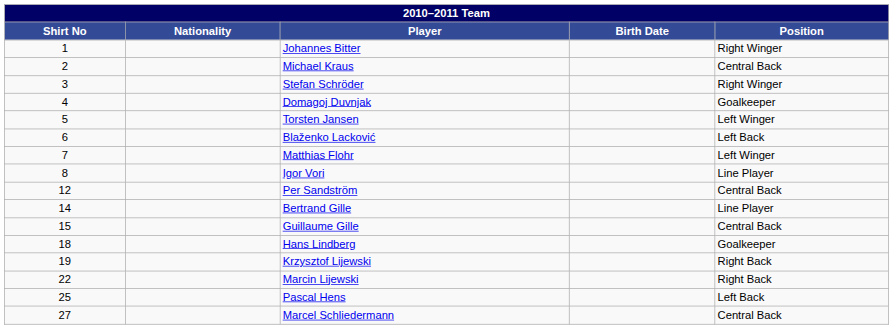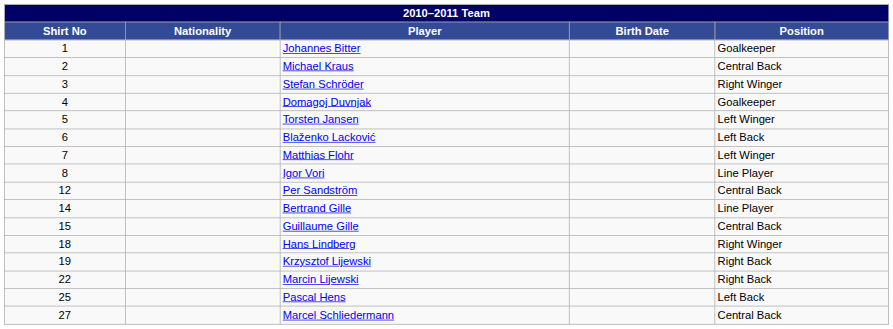(750, 48) Right Winger -> (747, 48) Goalkeeper
(747, 244) Goalkeeper -> (750, 244) Right Winger
